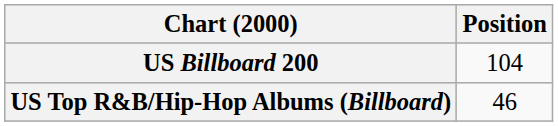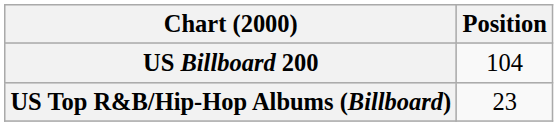(505, 101) 46 -> (505, 101) 23
